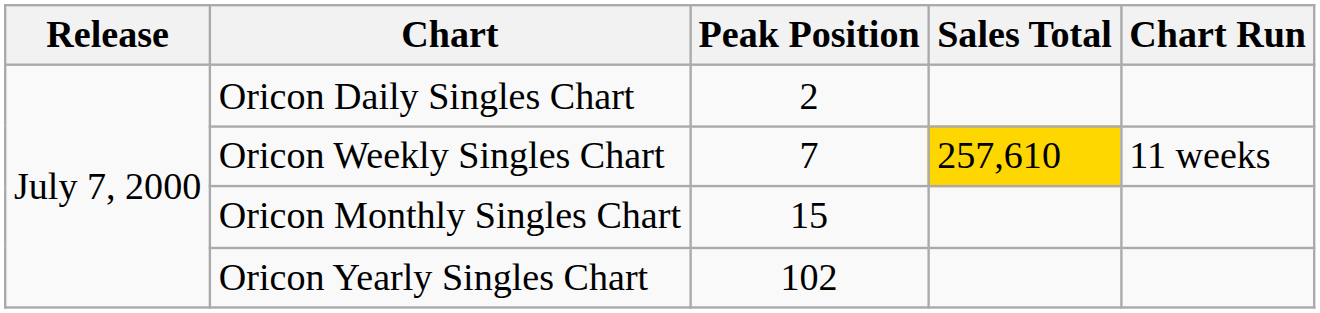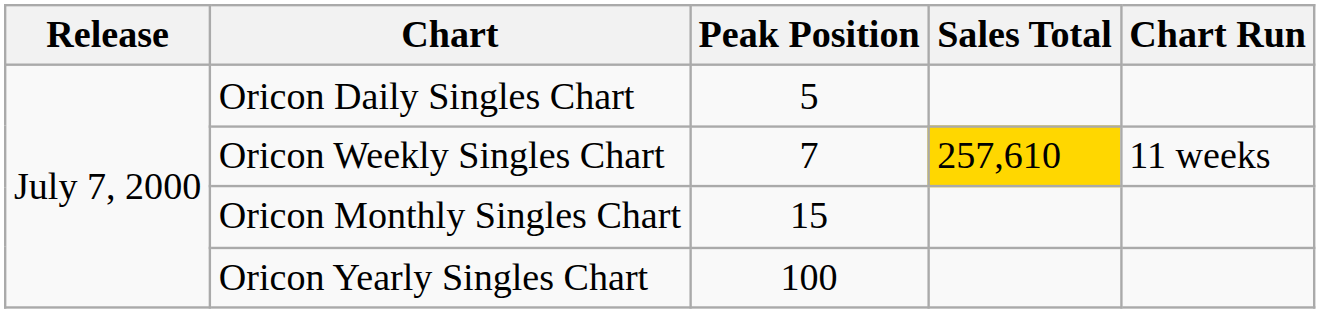(809, 95) 2 -> (809, 95) 5
(809, 276) 102 -> (809, 276) 100
